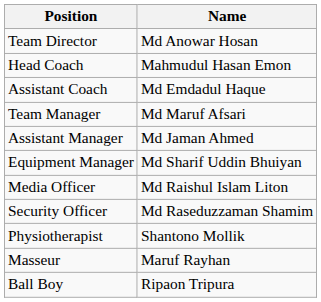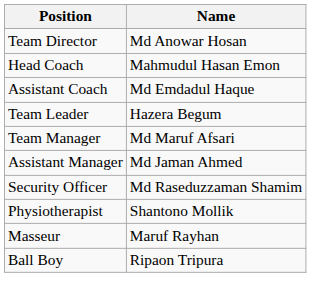+ row: (48, 114)
- row: (71, 162)
- row: (52, 187)
